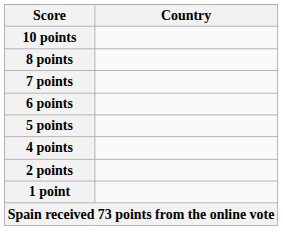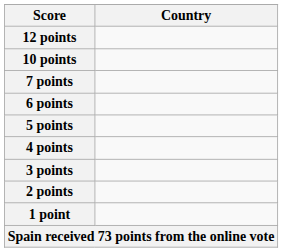+ row: (49, 37)
- row: (49, 59)
+ row: (49, 170)
